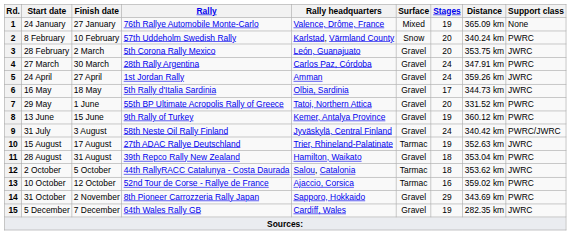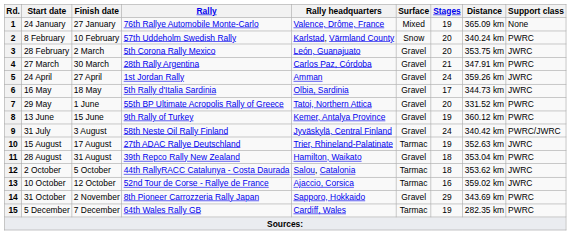(447, 64) 24 -> (447, 64) 21
(521, 183) PWRC -> (520, 183) JWRC
(414, 210) Gravel -> (414, 210) Tarmac
(520, 210) JWRC -> (521, 210) PWRC
